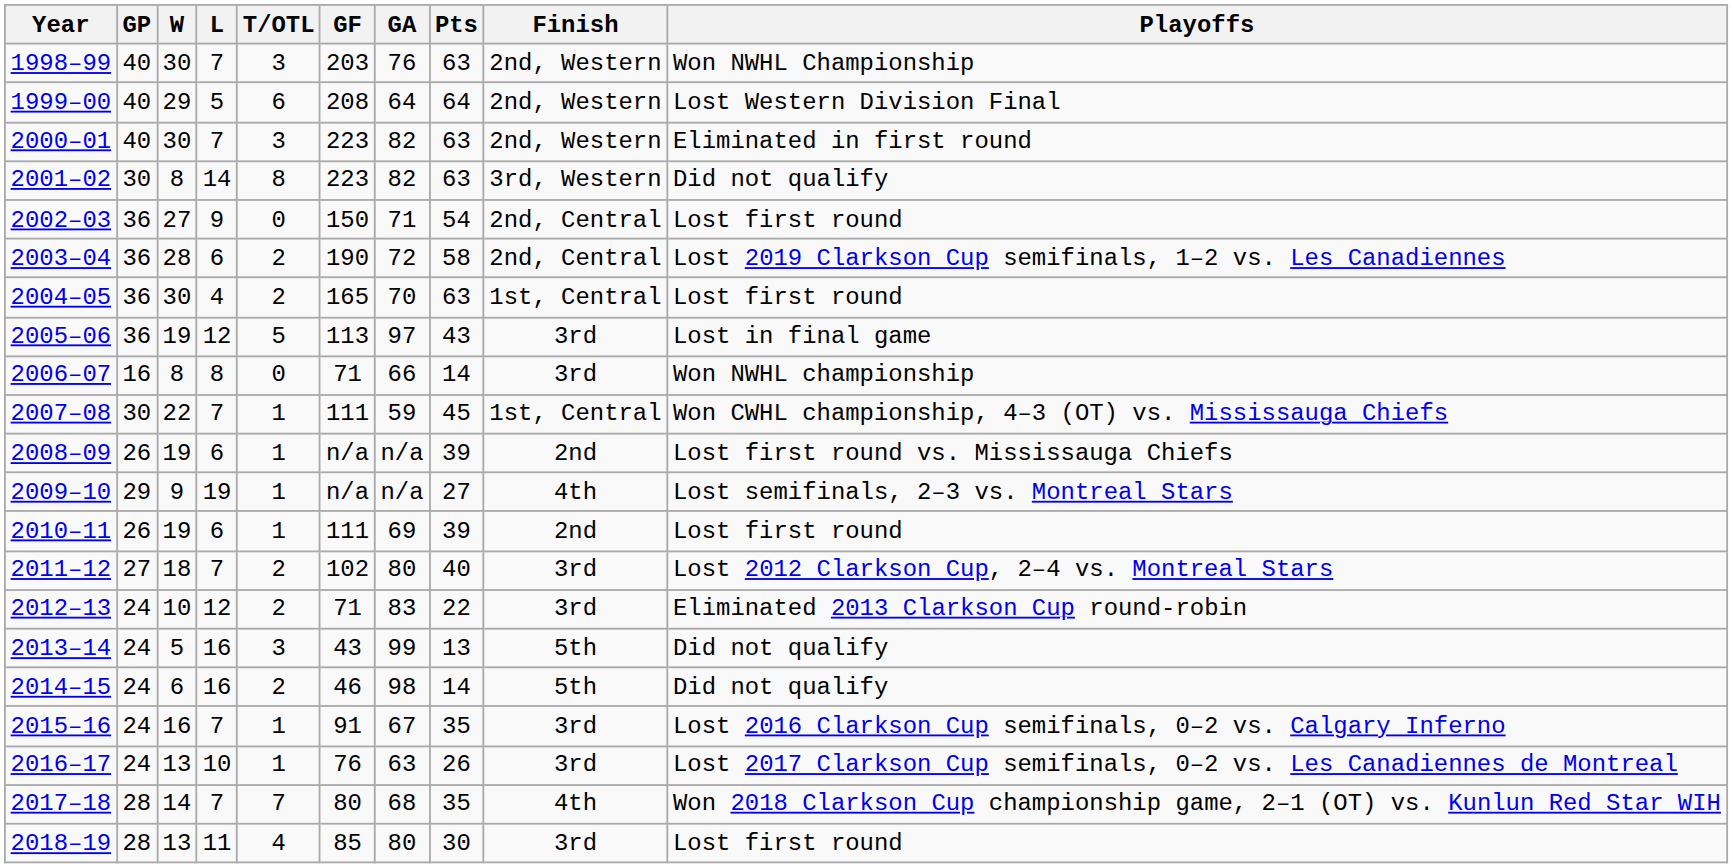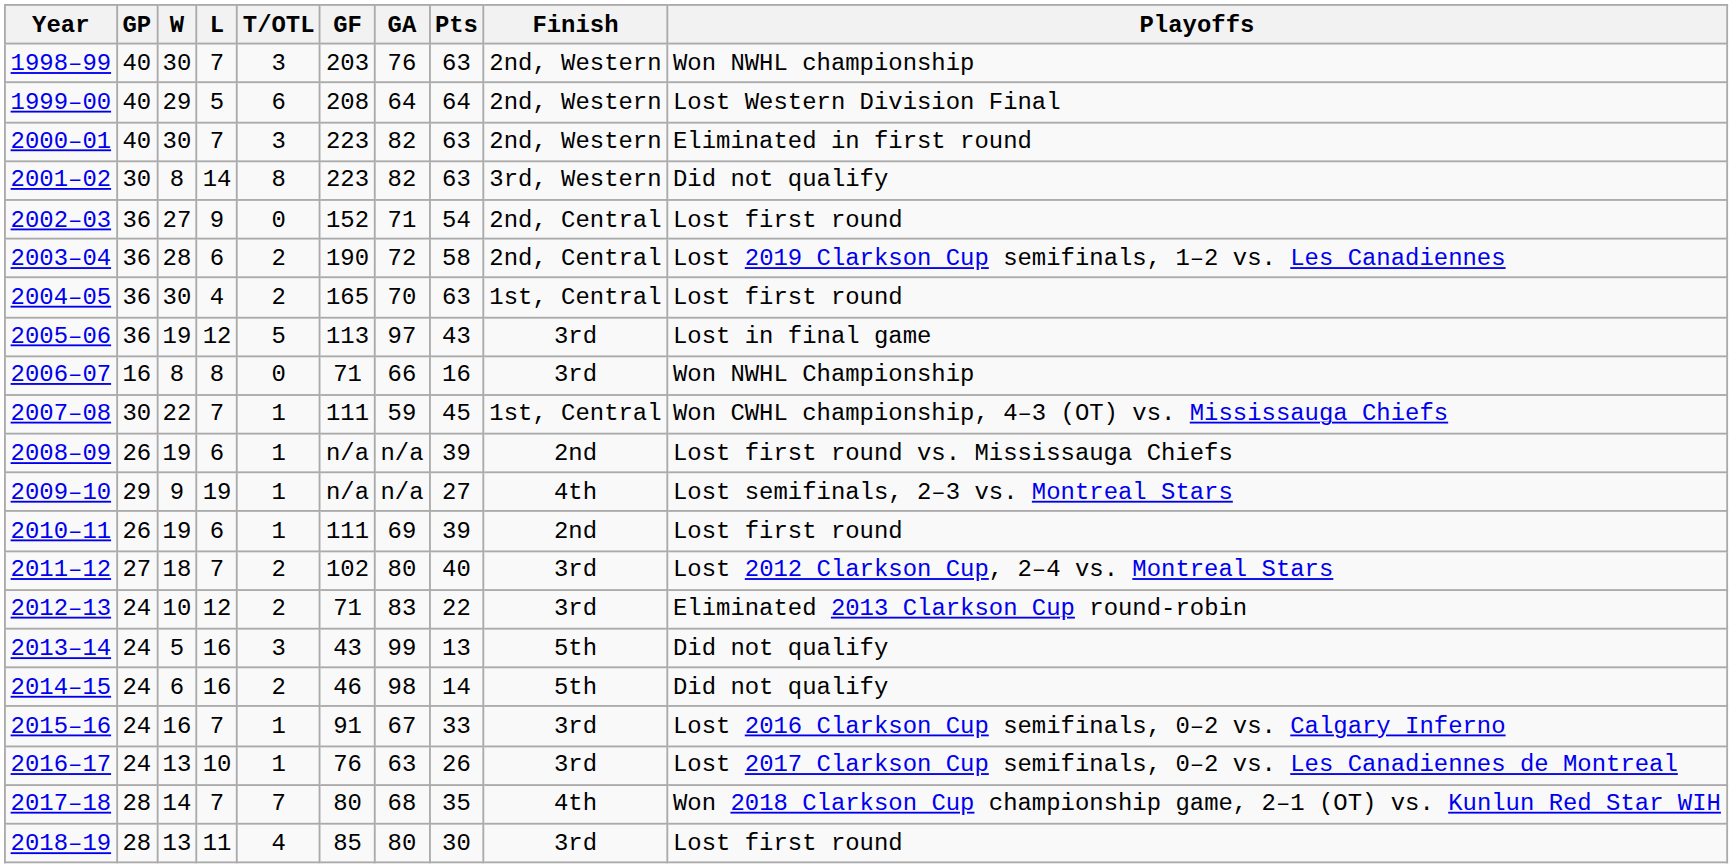(824, 63) Won NWHL Championship -> (824, 63) Won NWHL championship
(348, 219) 150 -> (348, 219) 152
(456, 375) 14 -> (456, 375) 16
(824, 375) Won NWHL championship -> (824, 375) Won NWHL Championship
(456, 726) 35 -> (456, 726) 33
